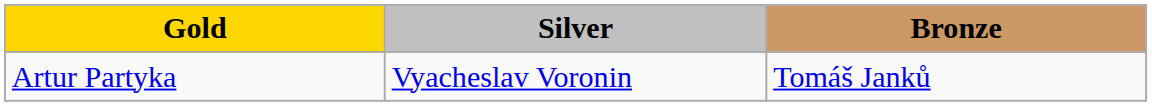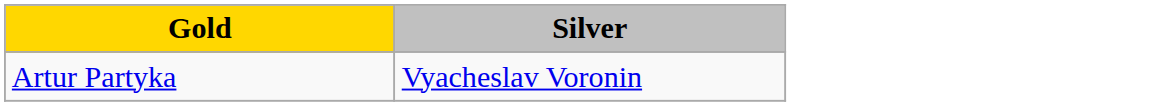- column: (956, 28)
